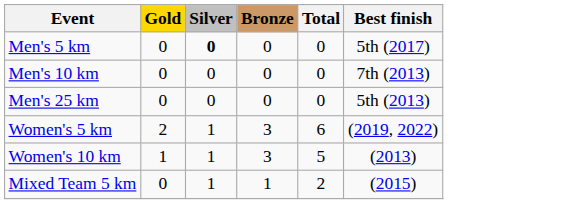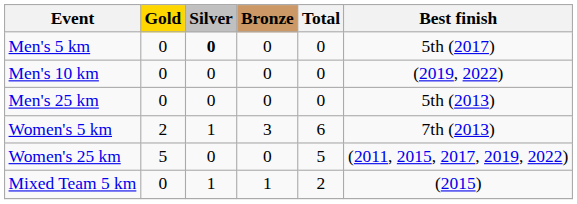(393, 73) 7th (2013) -> (458, 73) (2019, 2022)
(393, 128) (2019, 2022) -> (458, 128) 7th (2013)
- row: (65, 156)
+ row: (65, 156)
